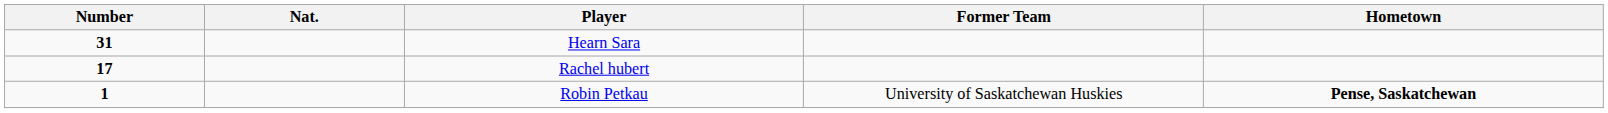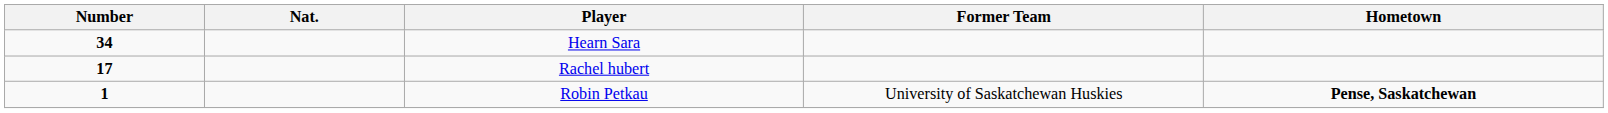(104, 42) 31 -> (104, 42) 34
